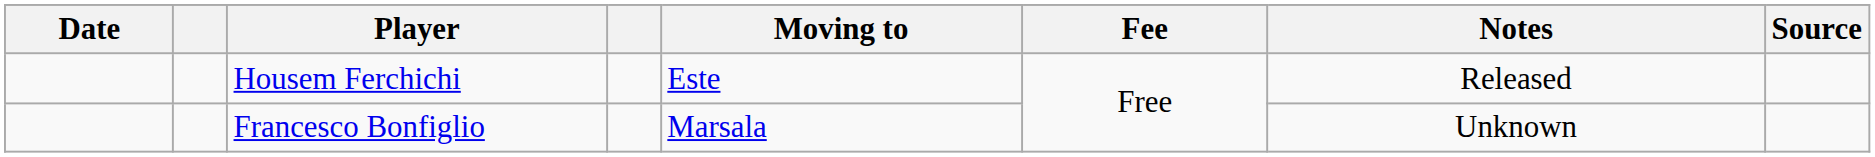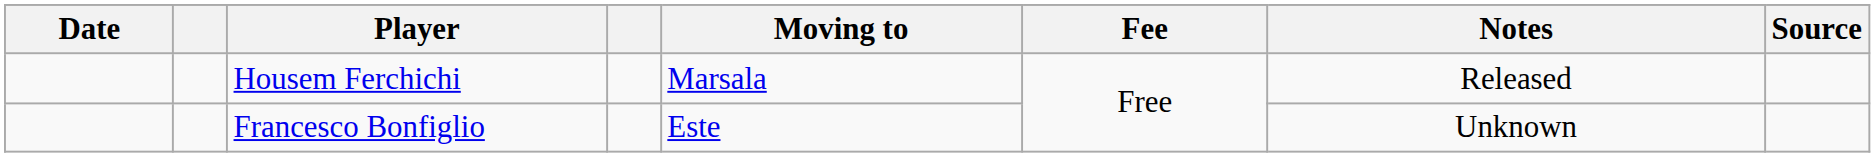(694, 77) Este -> (717, 77) Marsala
(717, 126) Marsala -> (694, 126) Este
